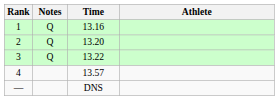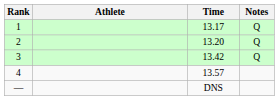columns swapped: (197, 12) <-> (50, 12)
(93, 27) 13.16 -> (213, 27) 13.17
(93, 57) 13.22 -> (213, 57) 13.42
